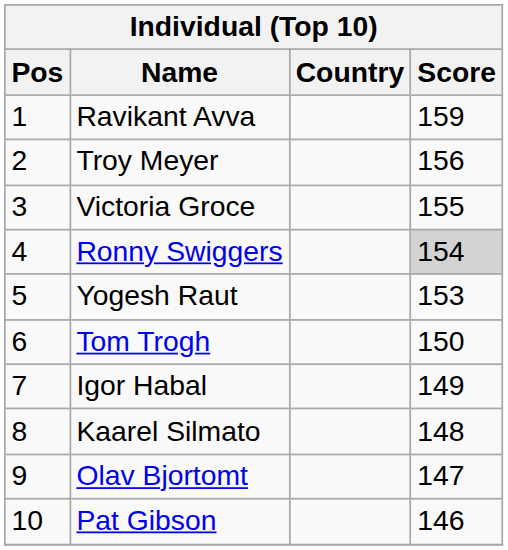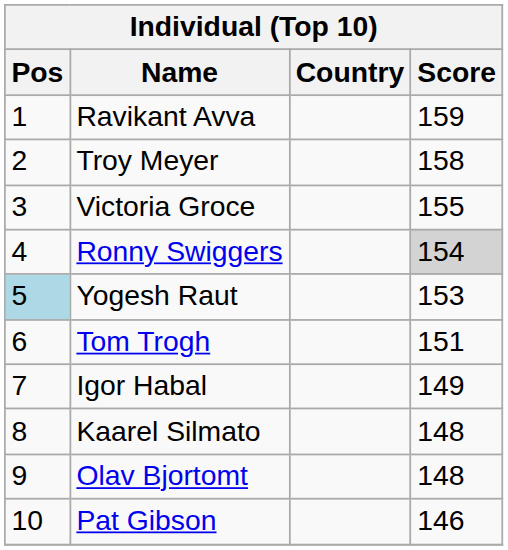(441, 161) 156 -> (441, 161) 158
(19, 296) no background -> (19, 296) lightblue background
(441, 341) 150 -> (441, 341) 151
(441, 476) 147 -> (441, 476) 148
